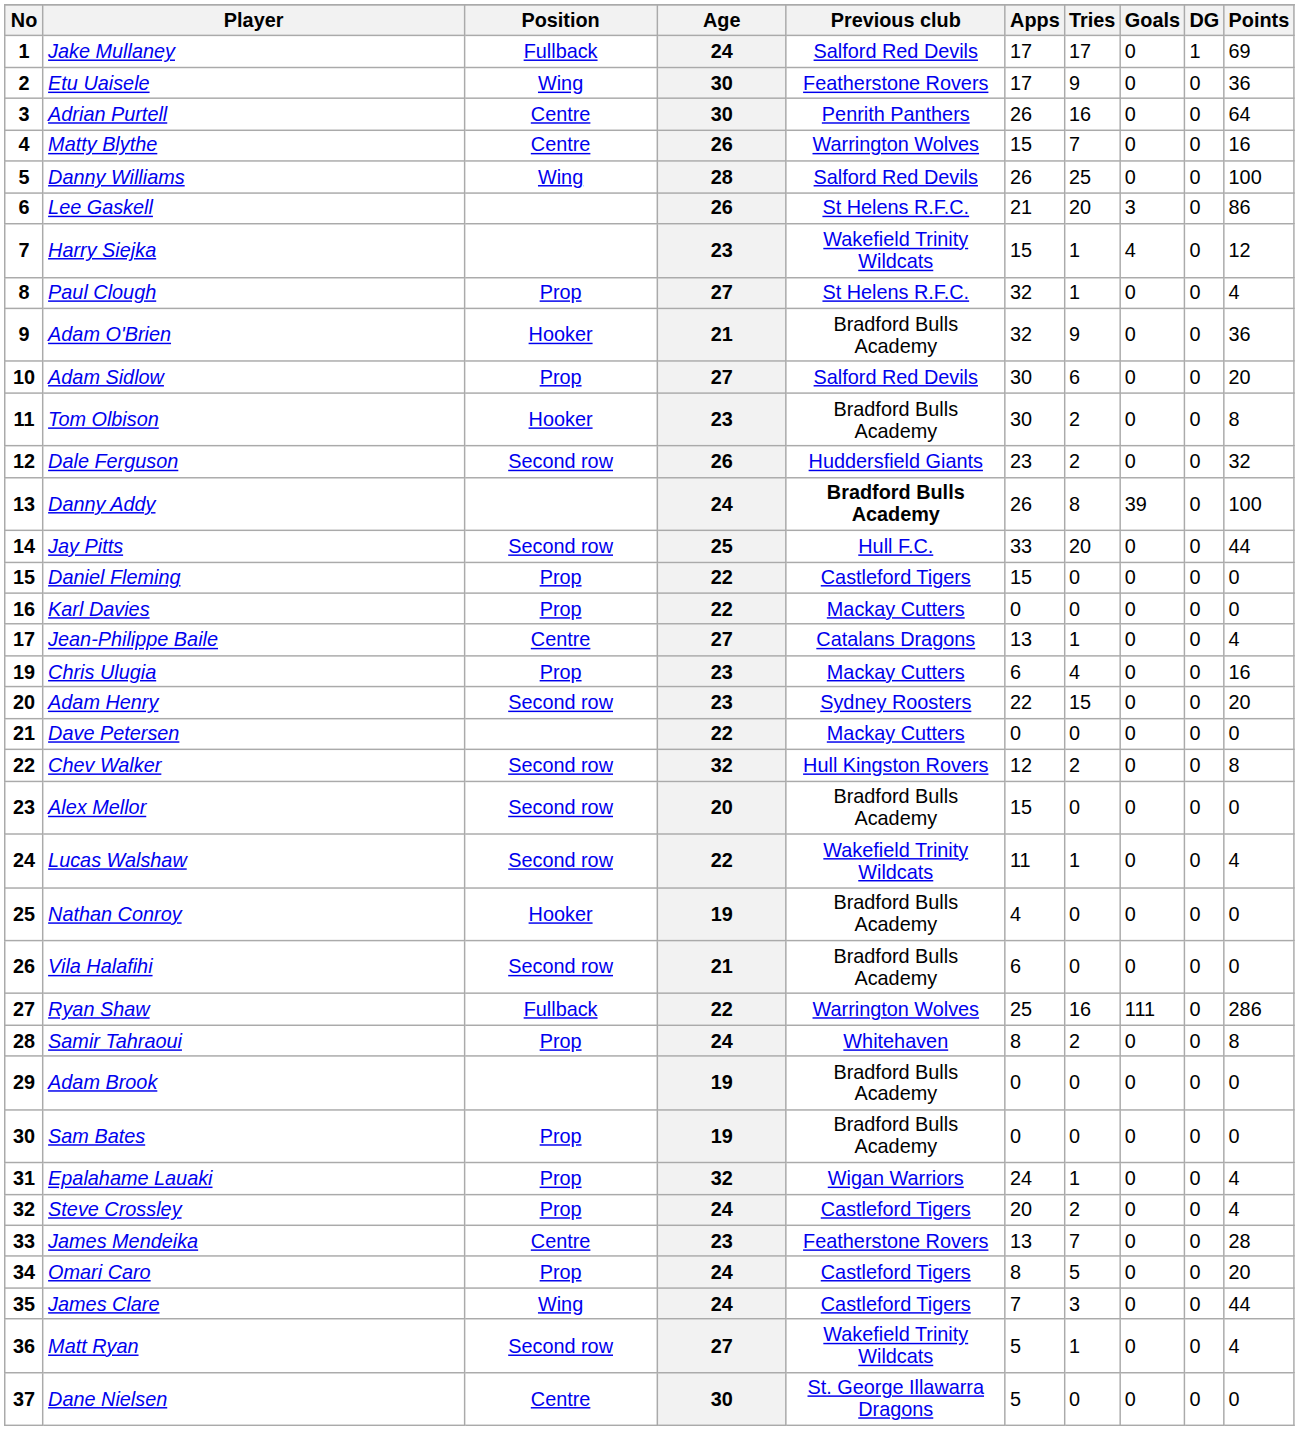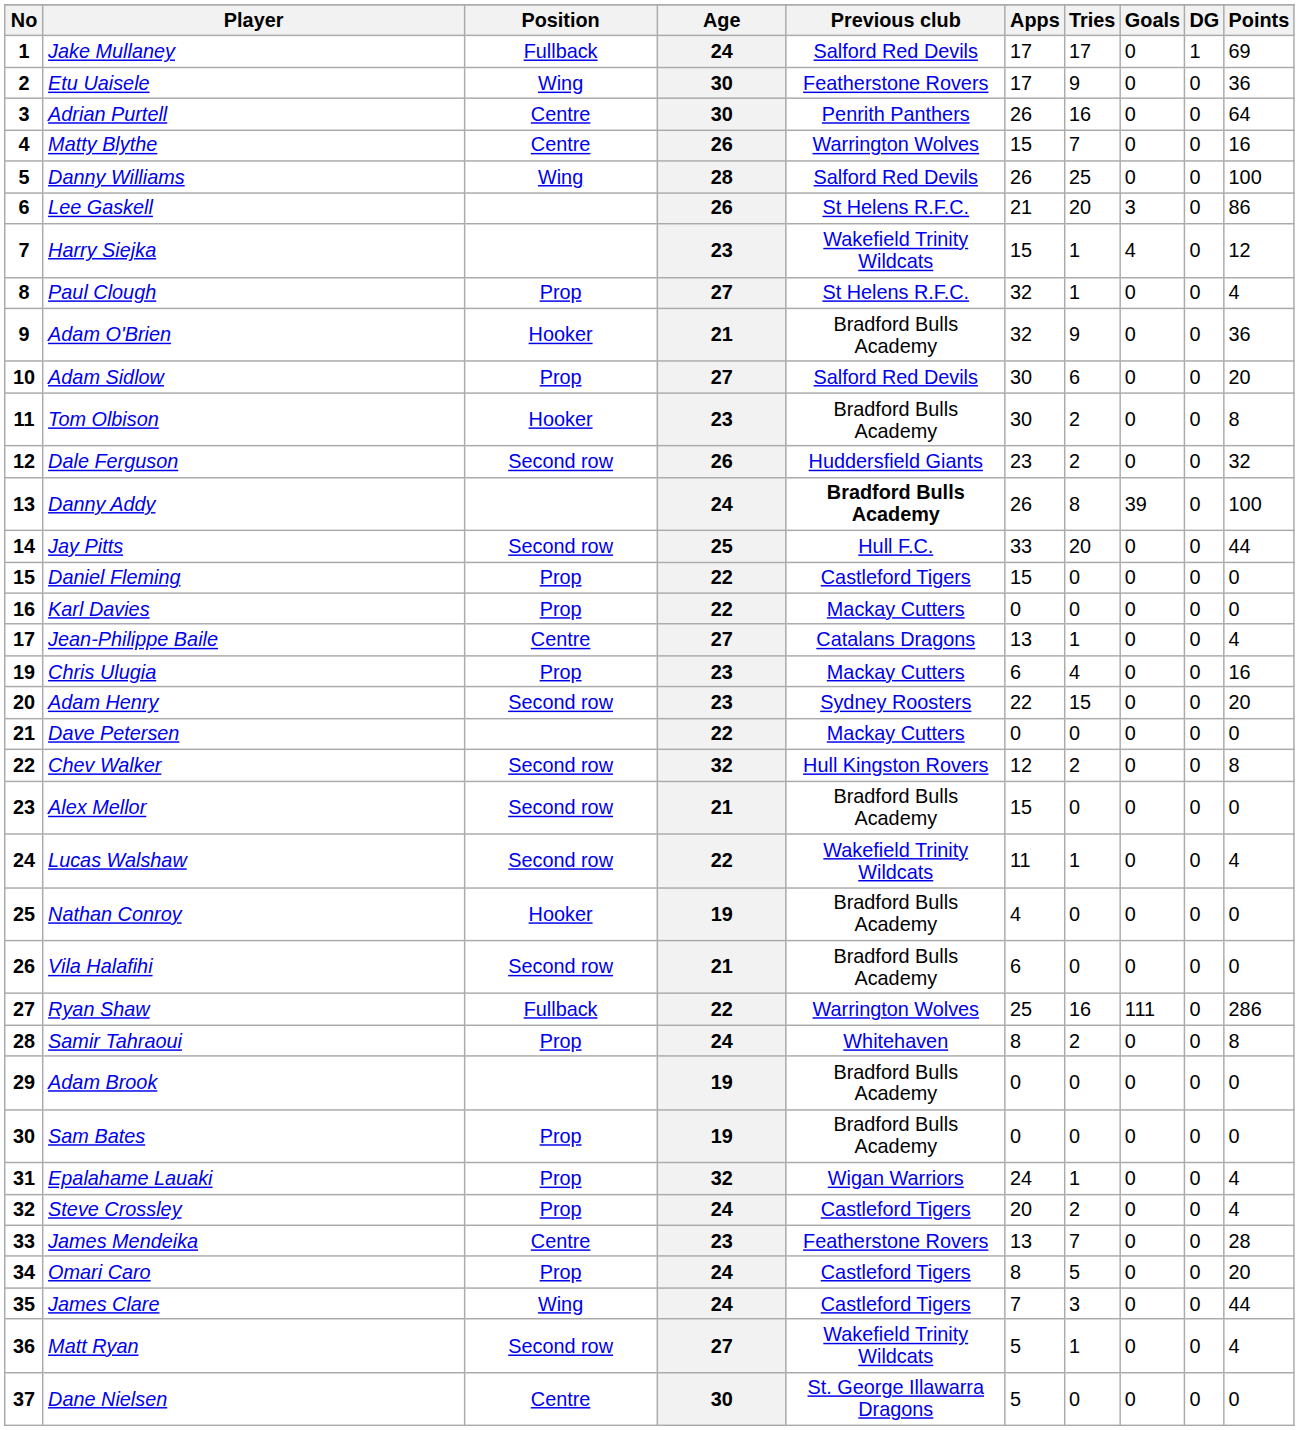(722, 807) 20 -> (722, 807) 21
